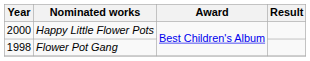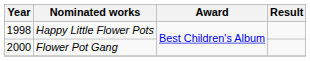(19, 30) 2000 -> (19, 30) 1998
(19, 47) 1998 -> (19, 47) 2000
